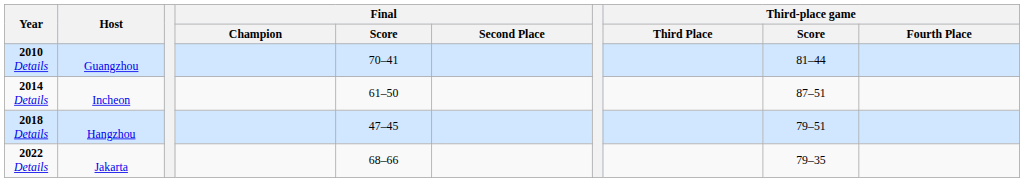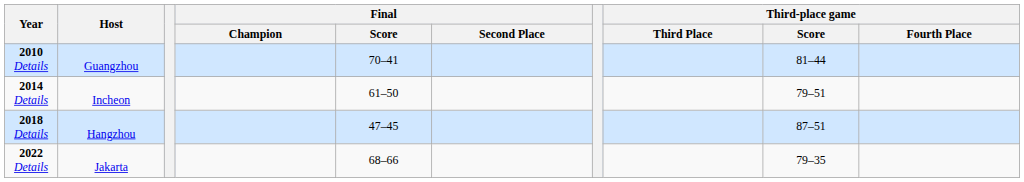(811, 93) 87–51 -> (811, 93) 79–51
(811, 127) 79–51 -> (811, 127) 87–51
